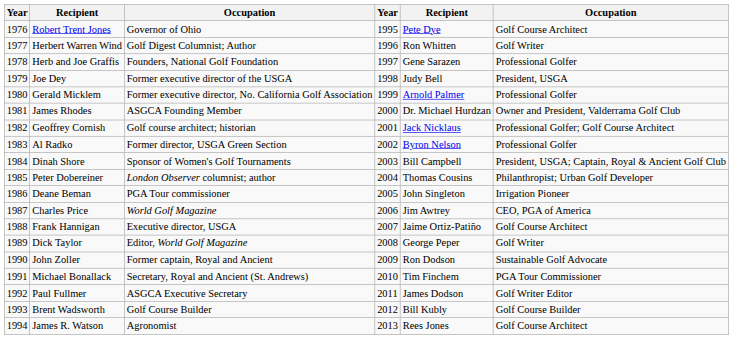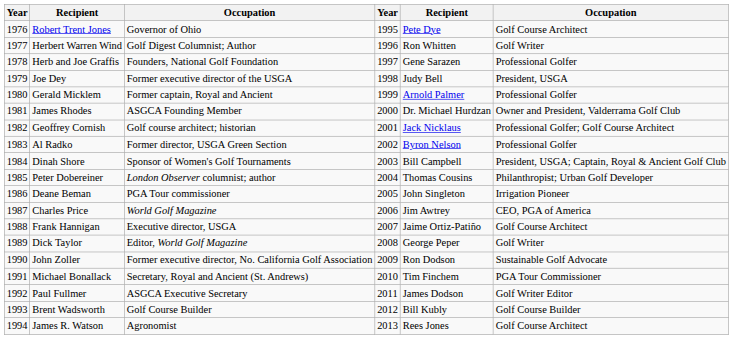(250, 95) Former executive director, No. California Golf Association -> (200, 95) Former captain, Royal and Ancient
(200, 260) Former captain, Royal and Ancient -> (250, 260) Former executive director, No. California Golf Association
